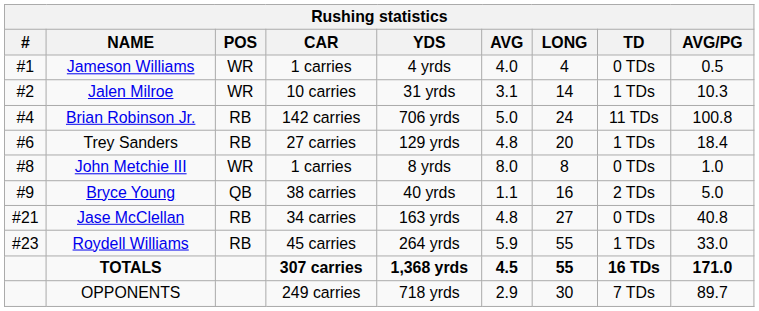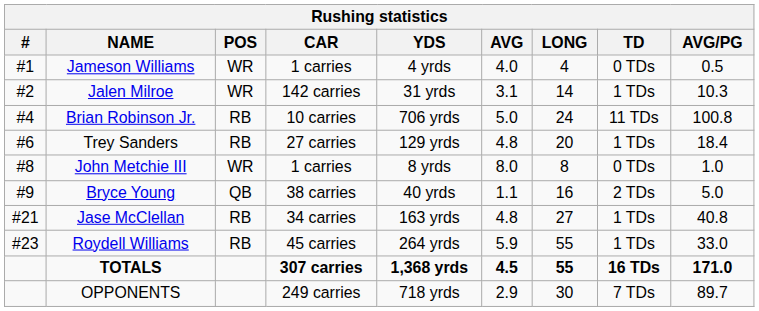(321, 92) 10 carries -> (321, 92) 142 carries
(321, 117) 142 carries -> (321, 117) 10 carries
(634, 218) 0 TDs -> (634, 218) 1 TDs
